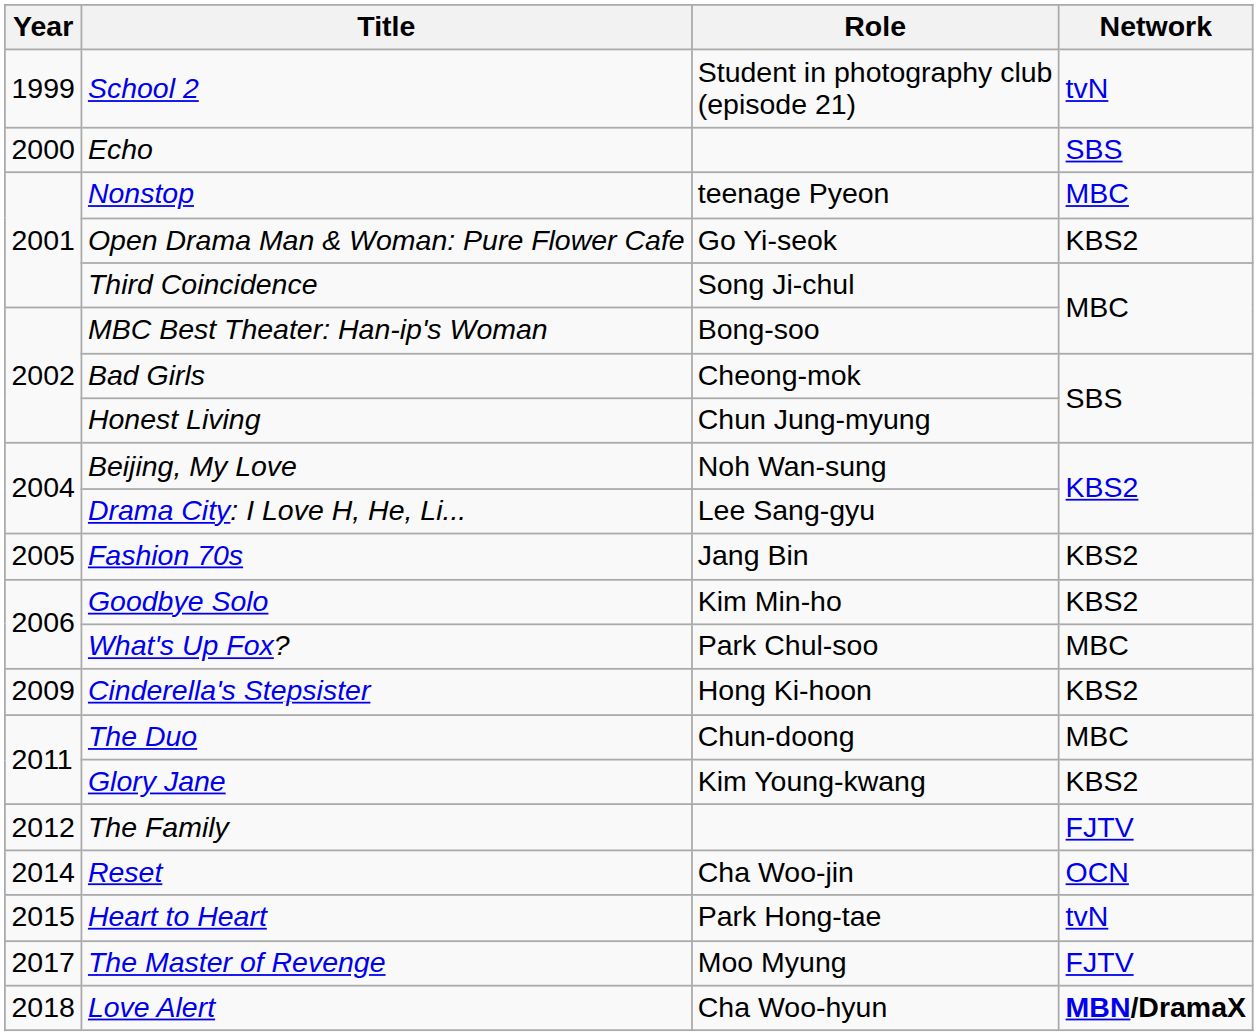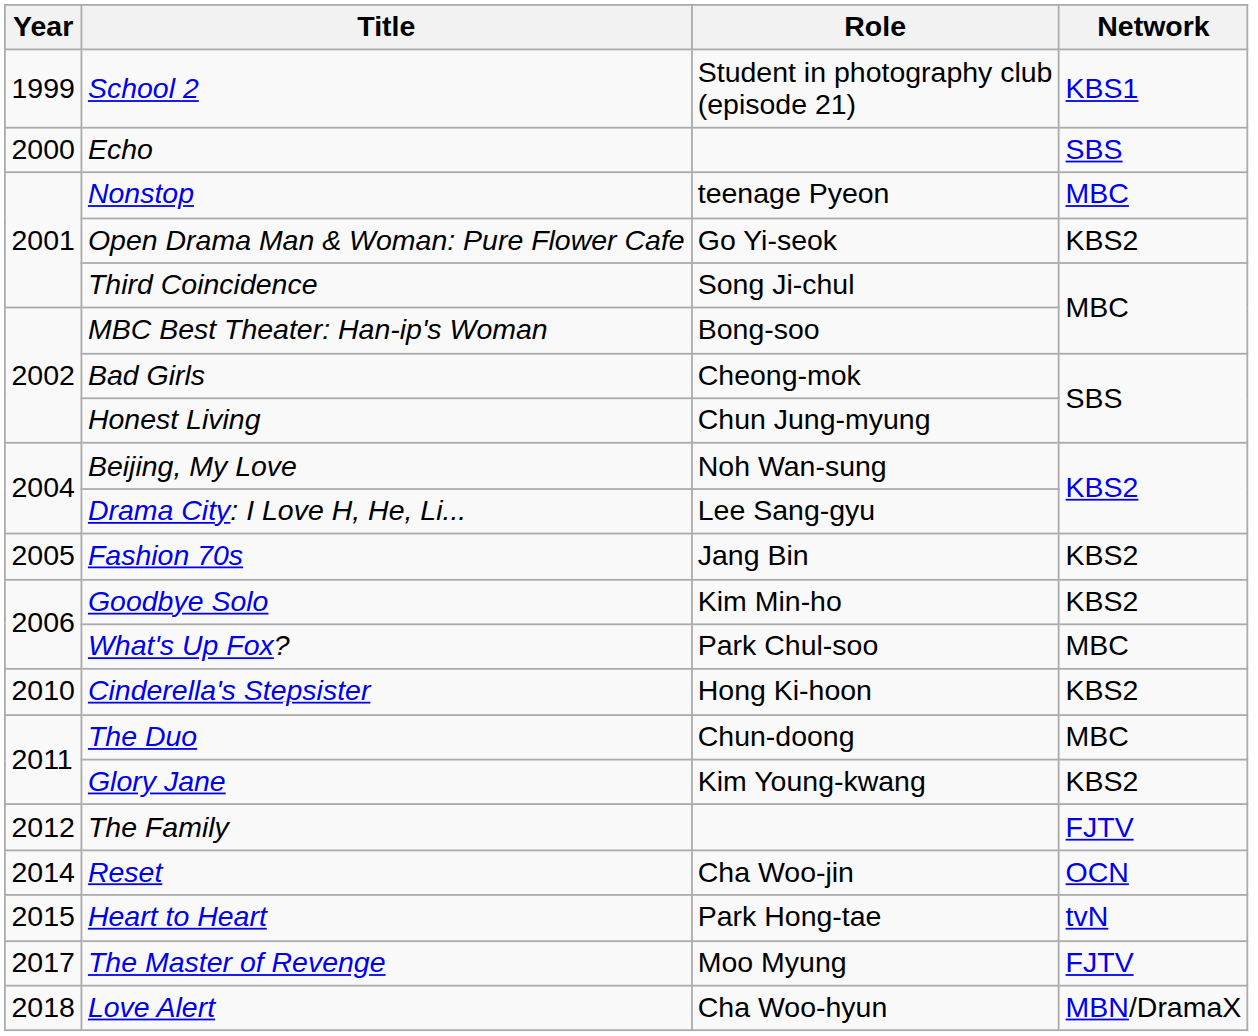(1087, 88) tvN -> (1102, 88) KBS1
(43, 691) 2009 -> (43, 691) 2010
(1156, 1007) bold -> (1153, 1007) normal
